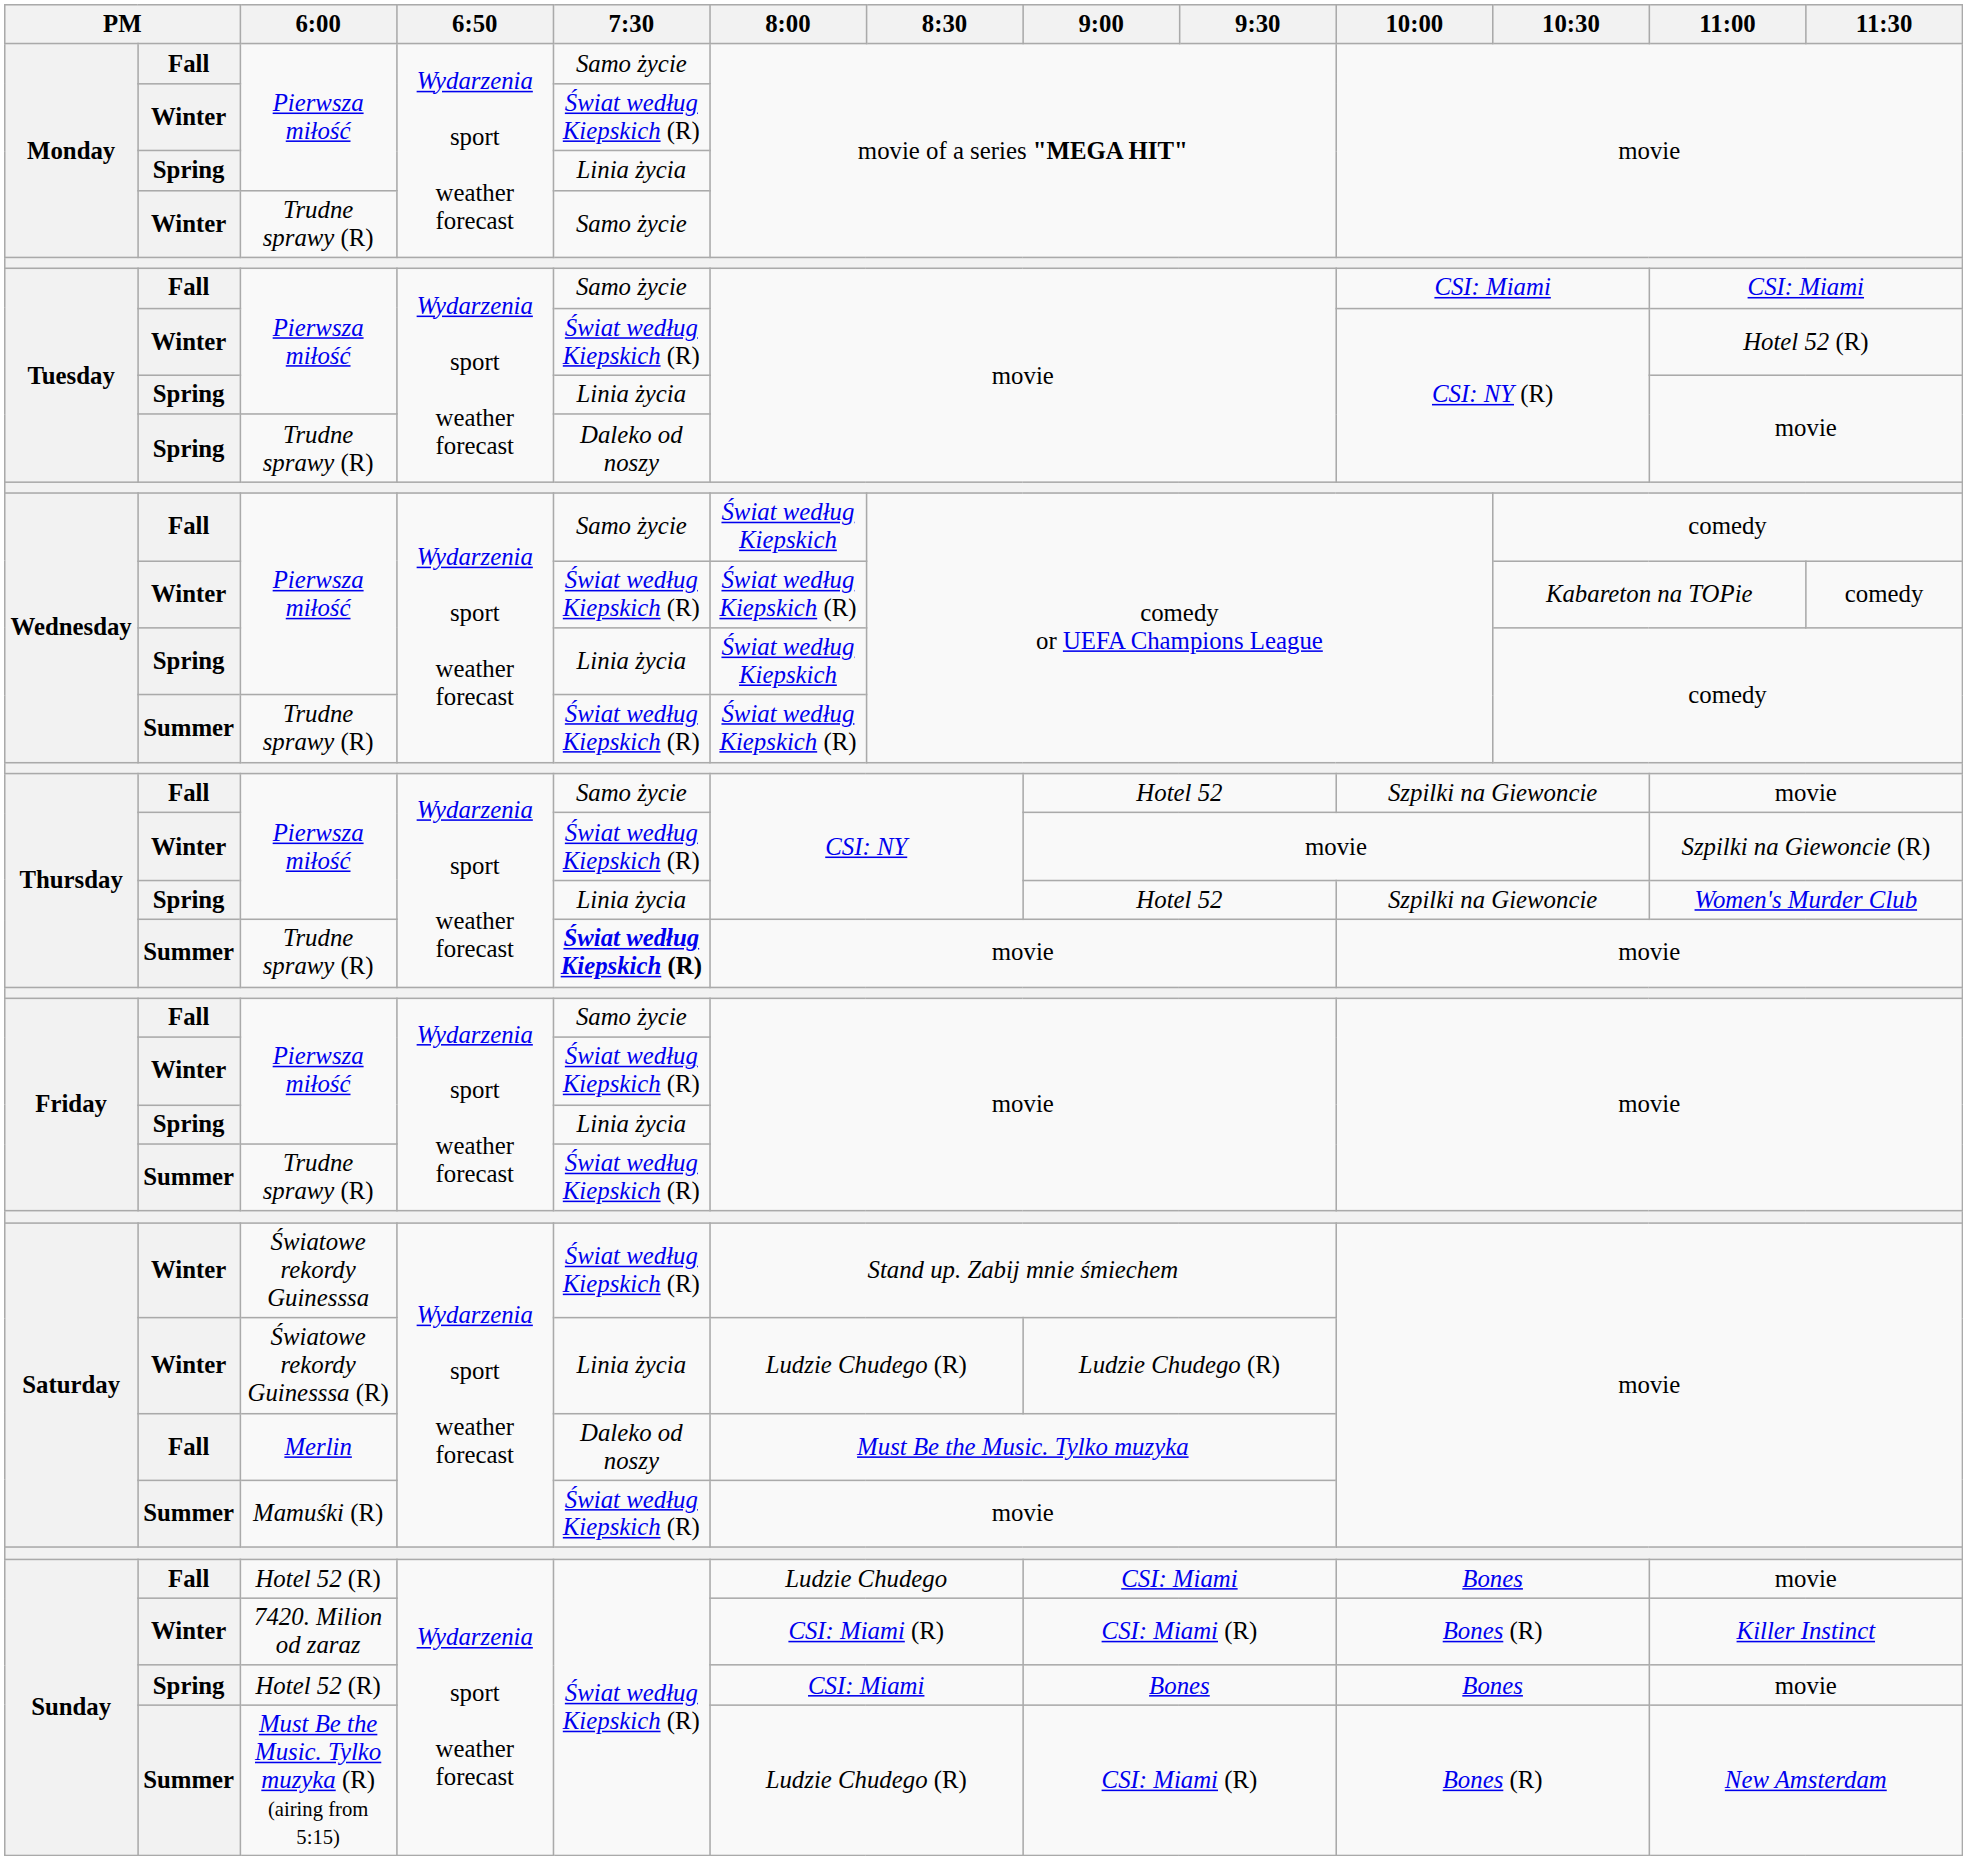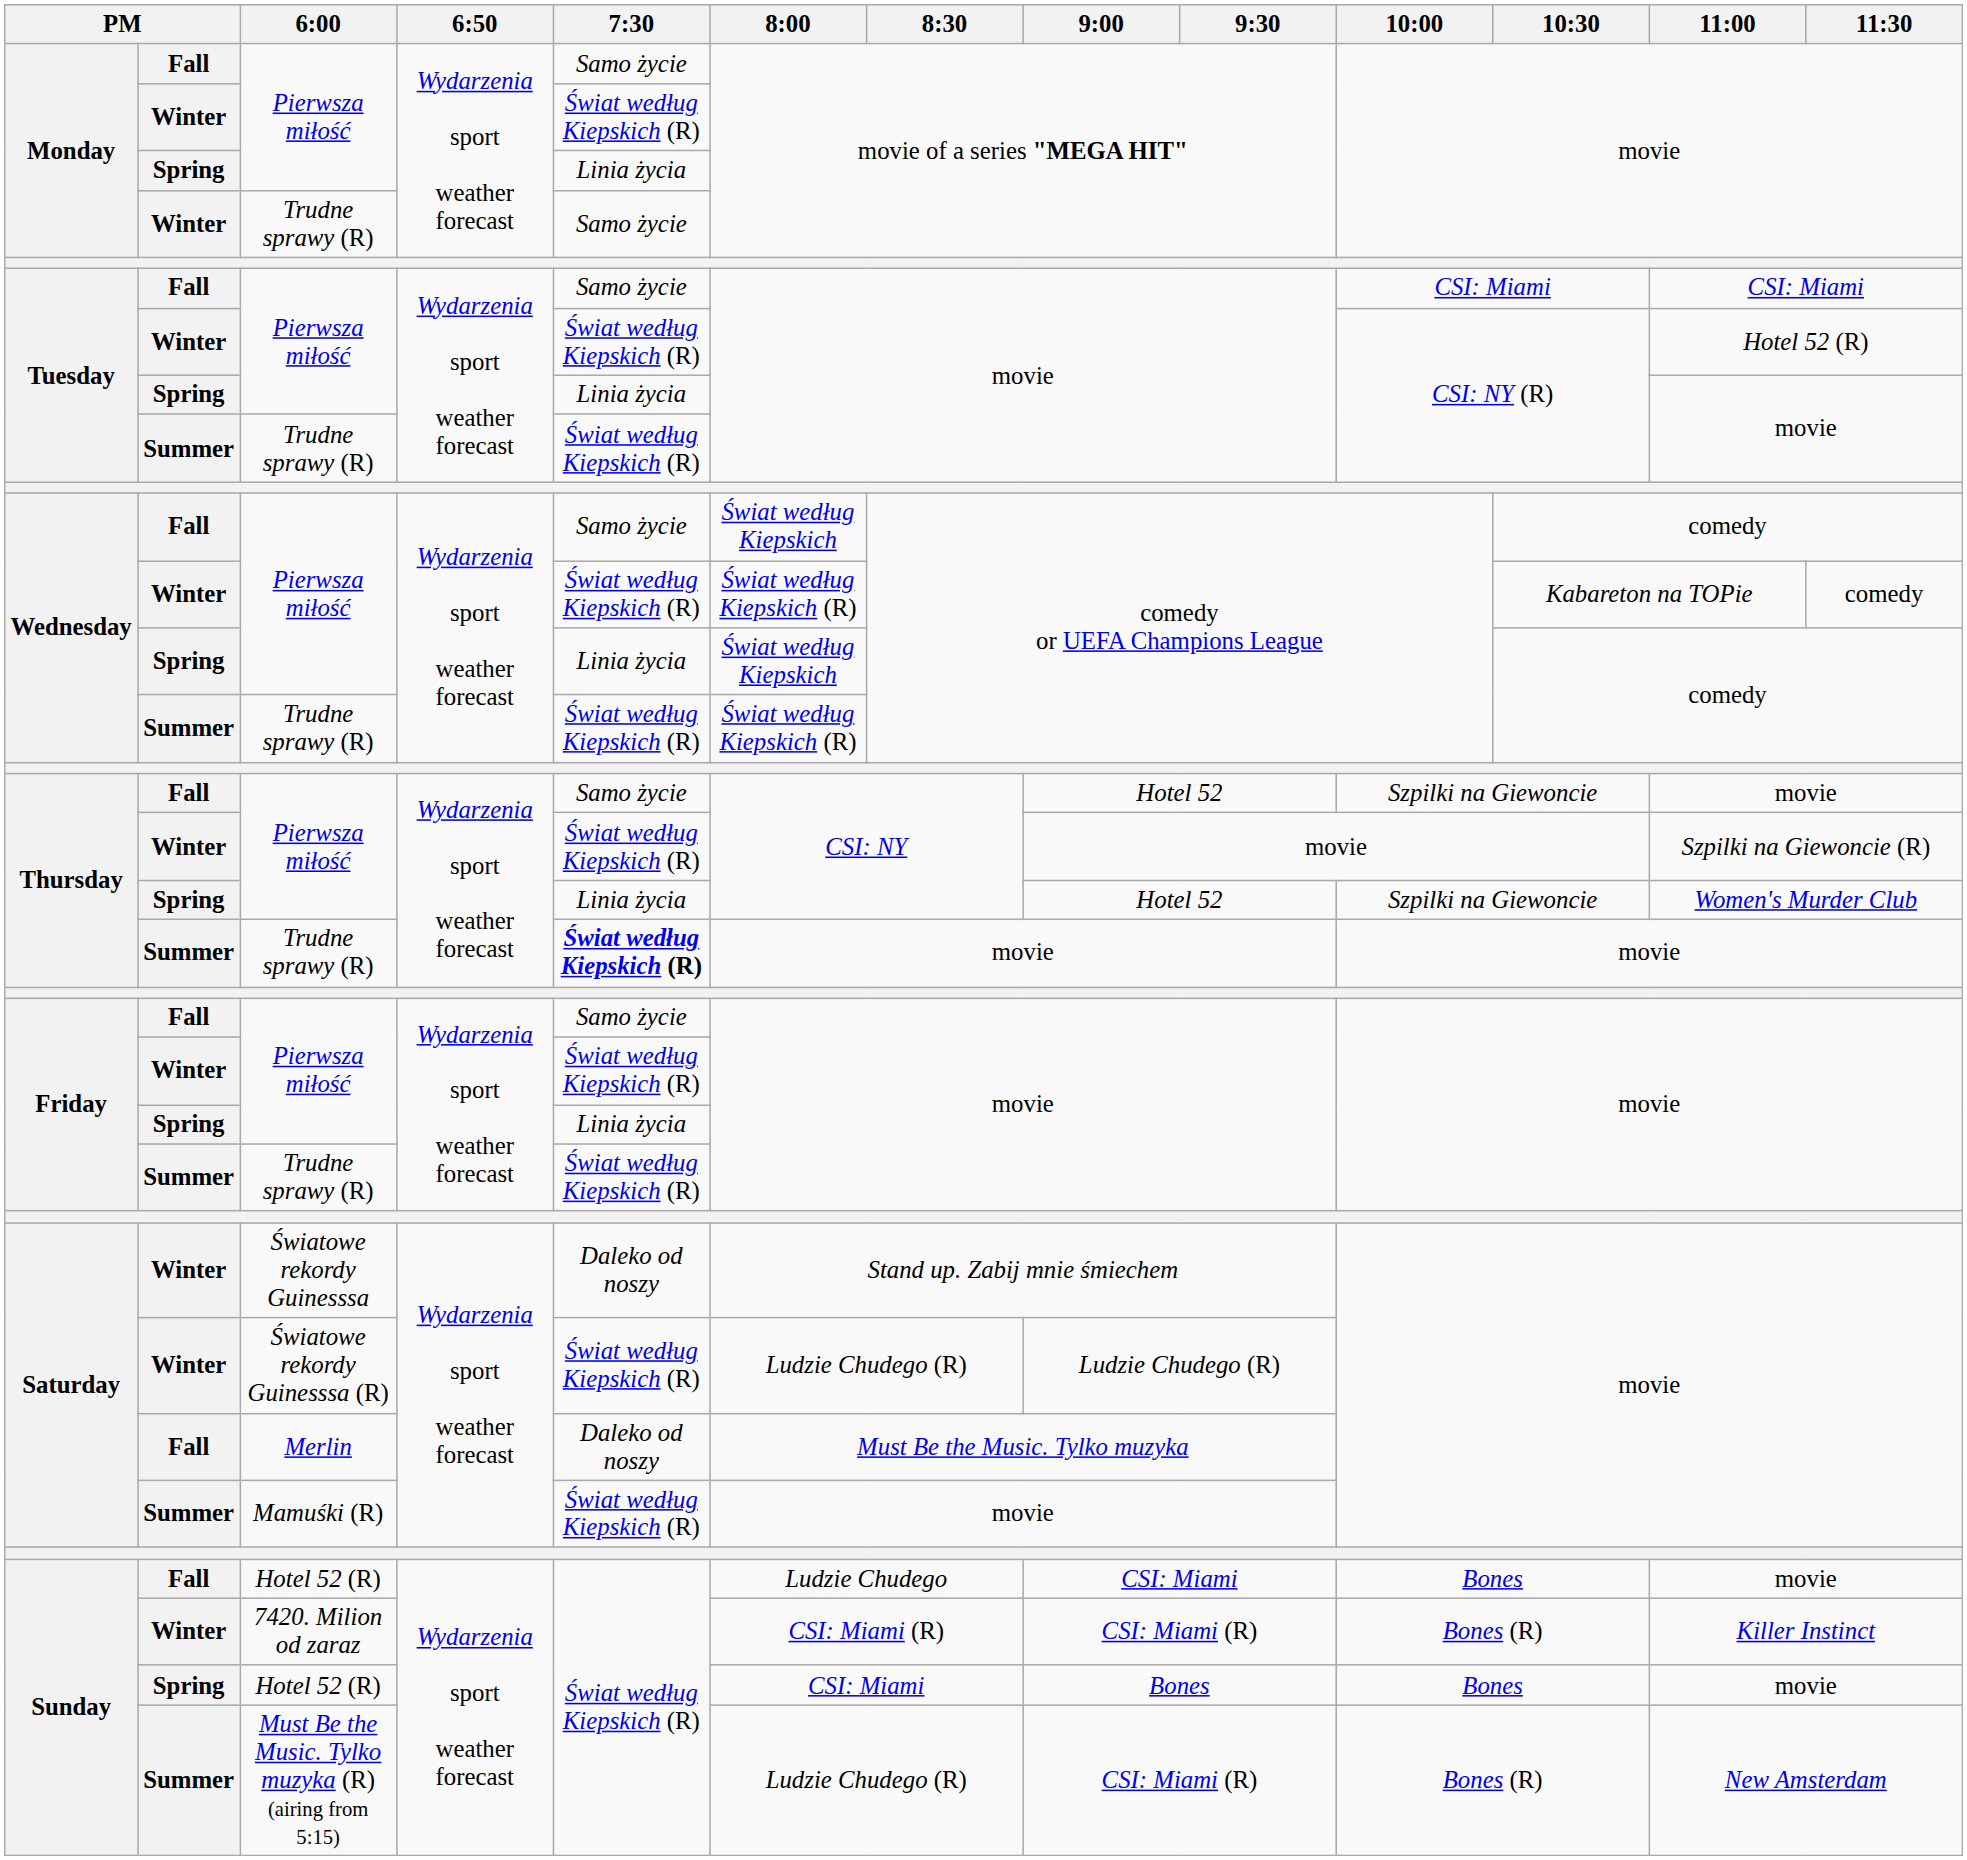(189, 447) Spring -> (189, 447) Summer
(631, 447) Daleko od noszy -> (631, 447) Świat według Kiepskich (R)
(631, 1269) Świat według Kiepskich (R) -> (631, 1269) Daleko od noszy
(631, 1365) Linia życia -> (631, 1365) Świat według Kiepskich (R)
